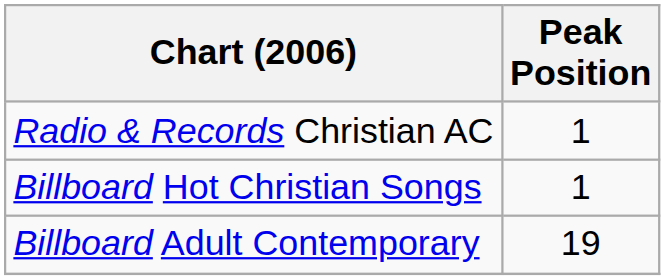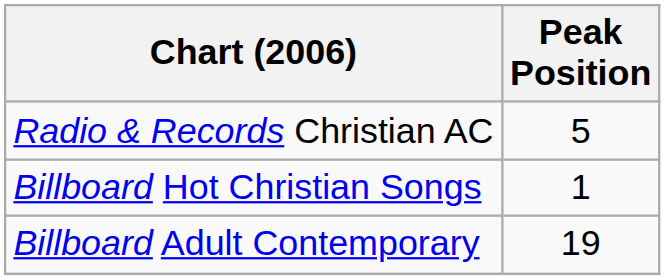(581, 130) 1 -> (581, 130) 5
